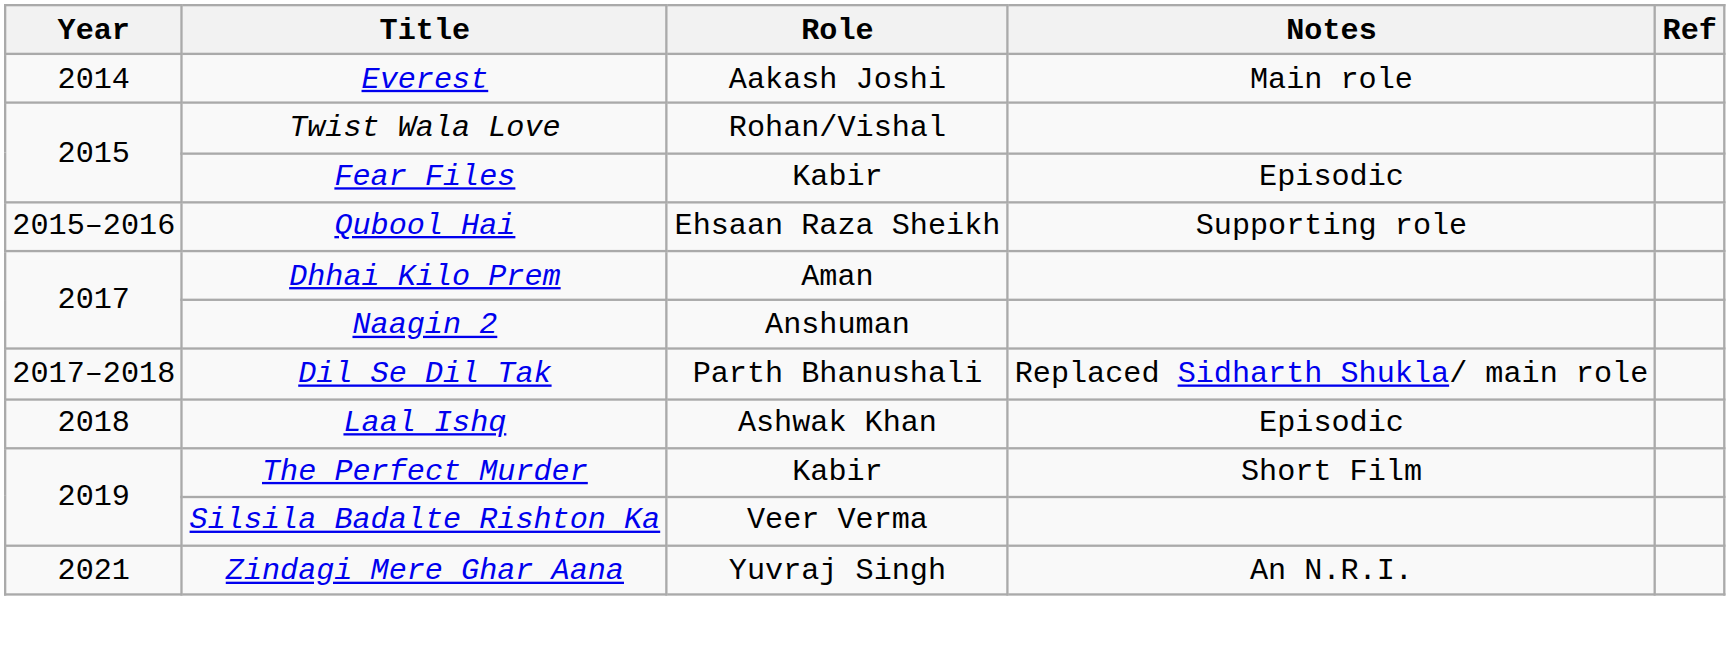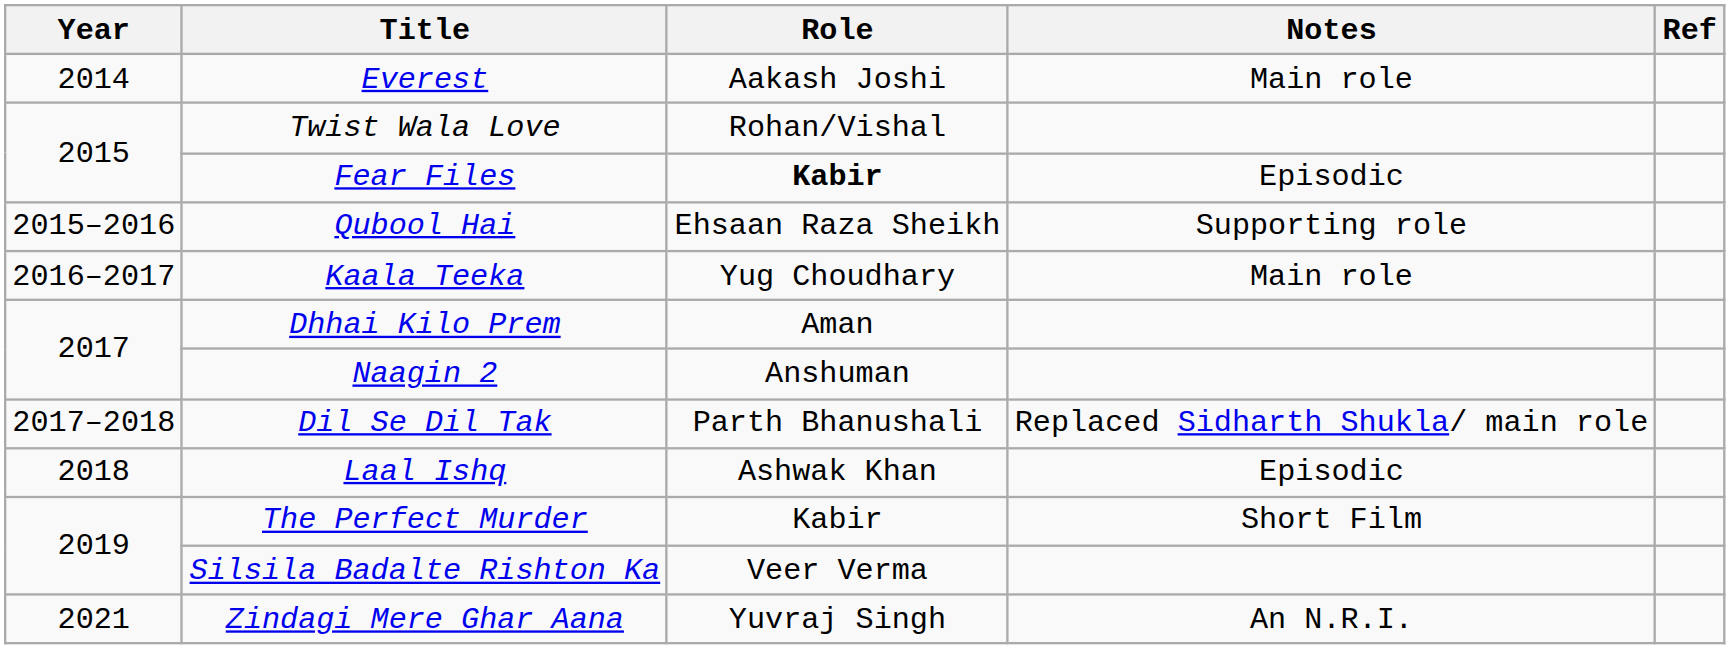(837, 177) normal -> (837, 177) bold
+ row: (425, 276)
